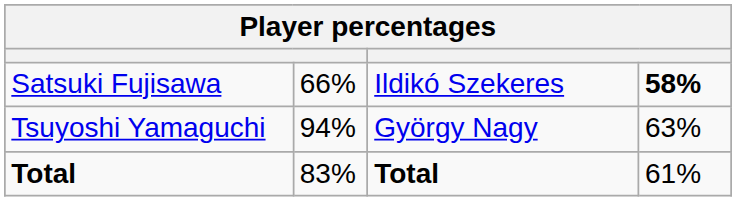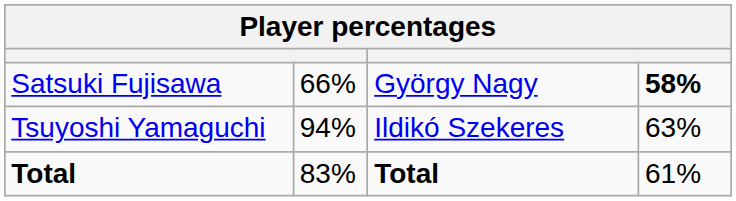(469, 84) Ildikó Szekeres -> (456, 84) György Nagy
(456, 128) György Nagy -> (469, 128) Ildikó Szekeres
